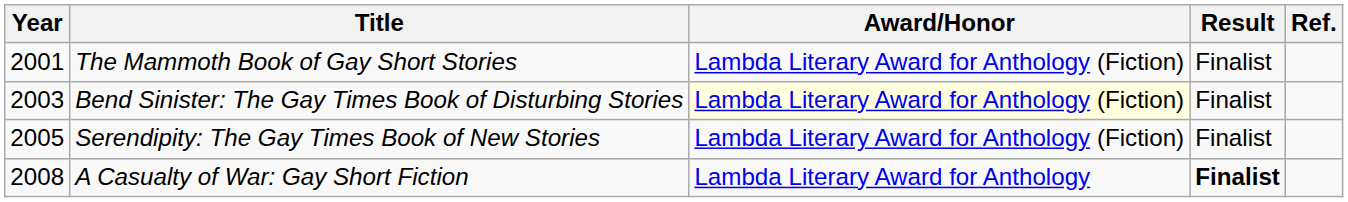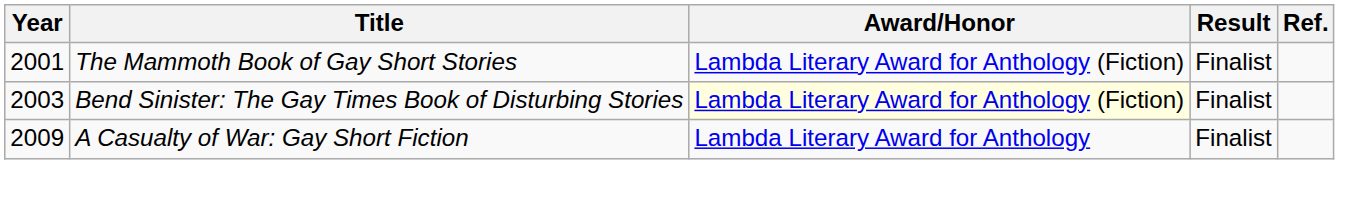- row: (338, 138)
(37, 176) 2008 -> (37, 138) 2009
(1238, 176) bold -> (1234, 138) normal
